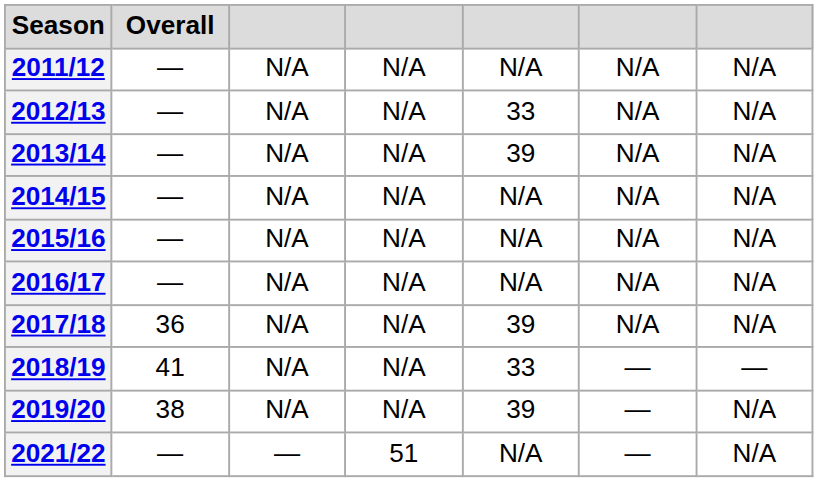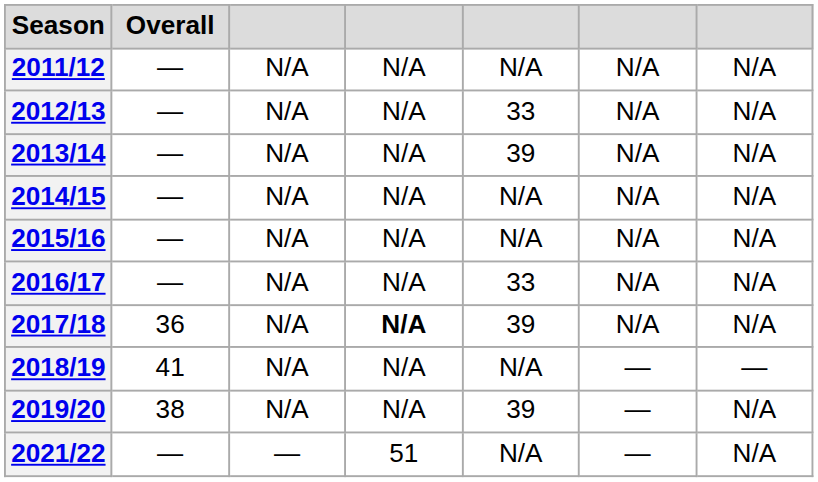(521, 282) N/A -> (521, 282) 33
(404, 324) normal -> (404, 324) bold
(521, 367) 33 -> (521, 367) N/A
